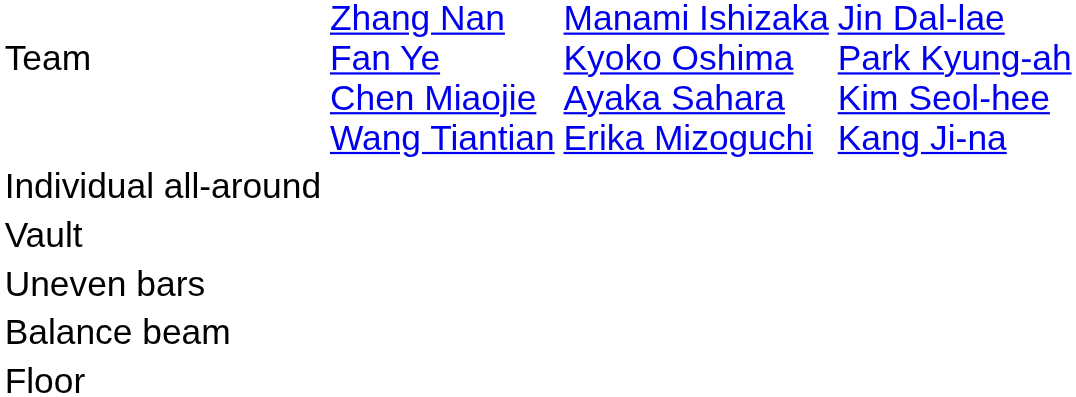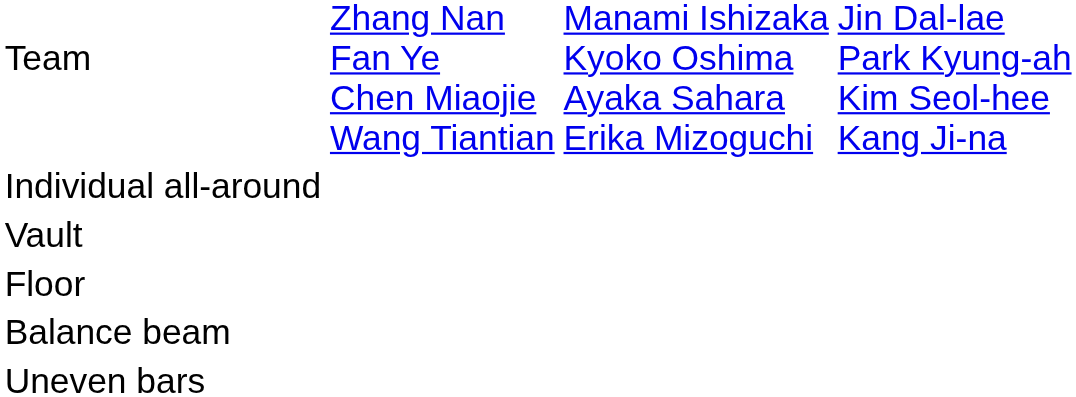rows swapped: (105, 283) <-> (45, 381)
